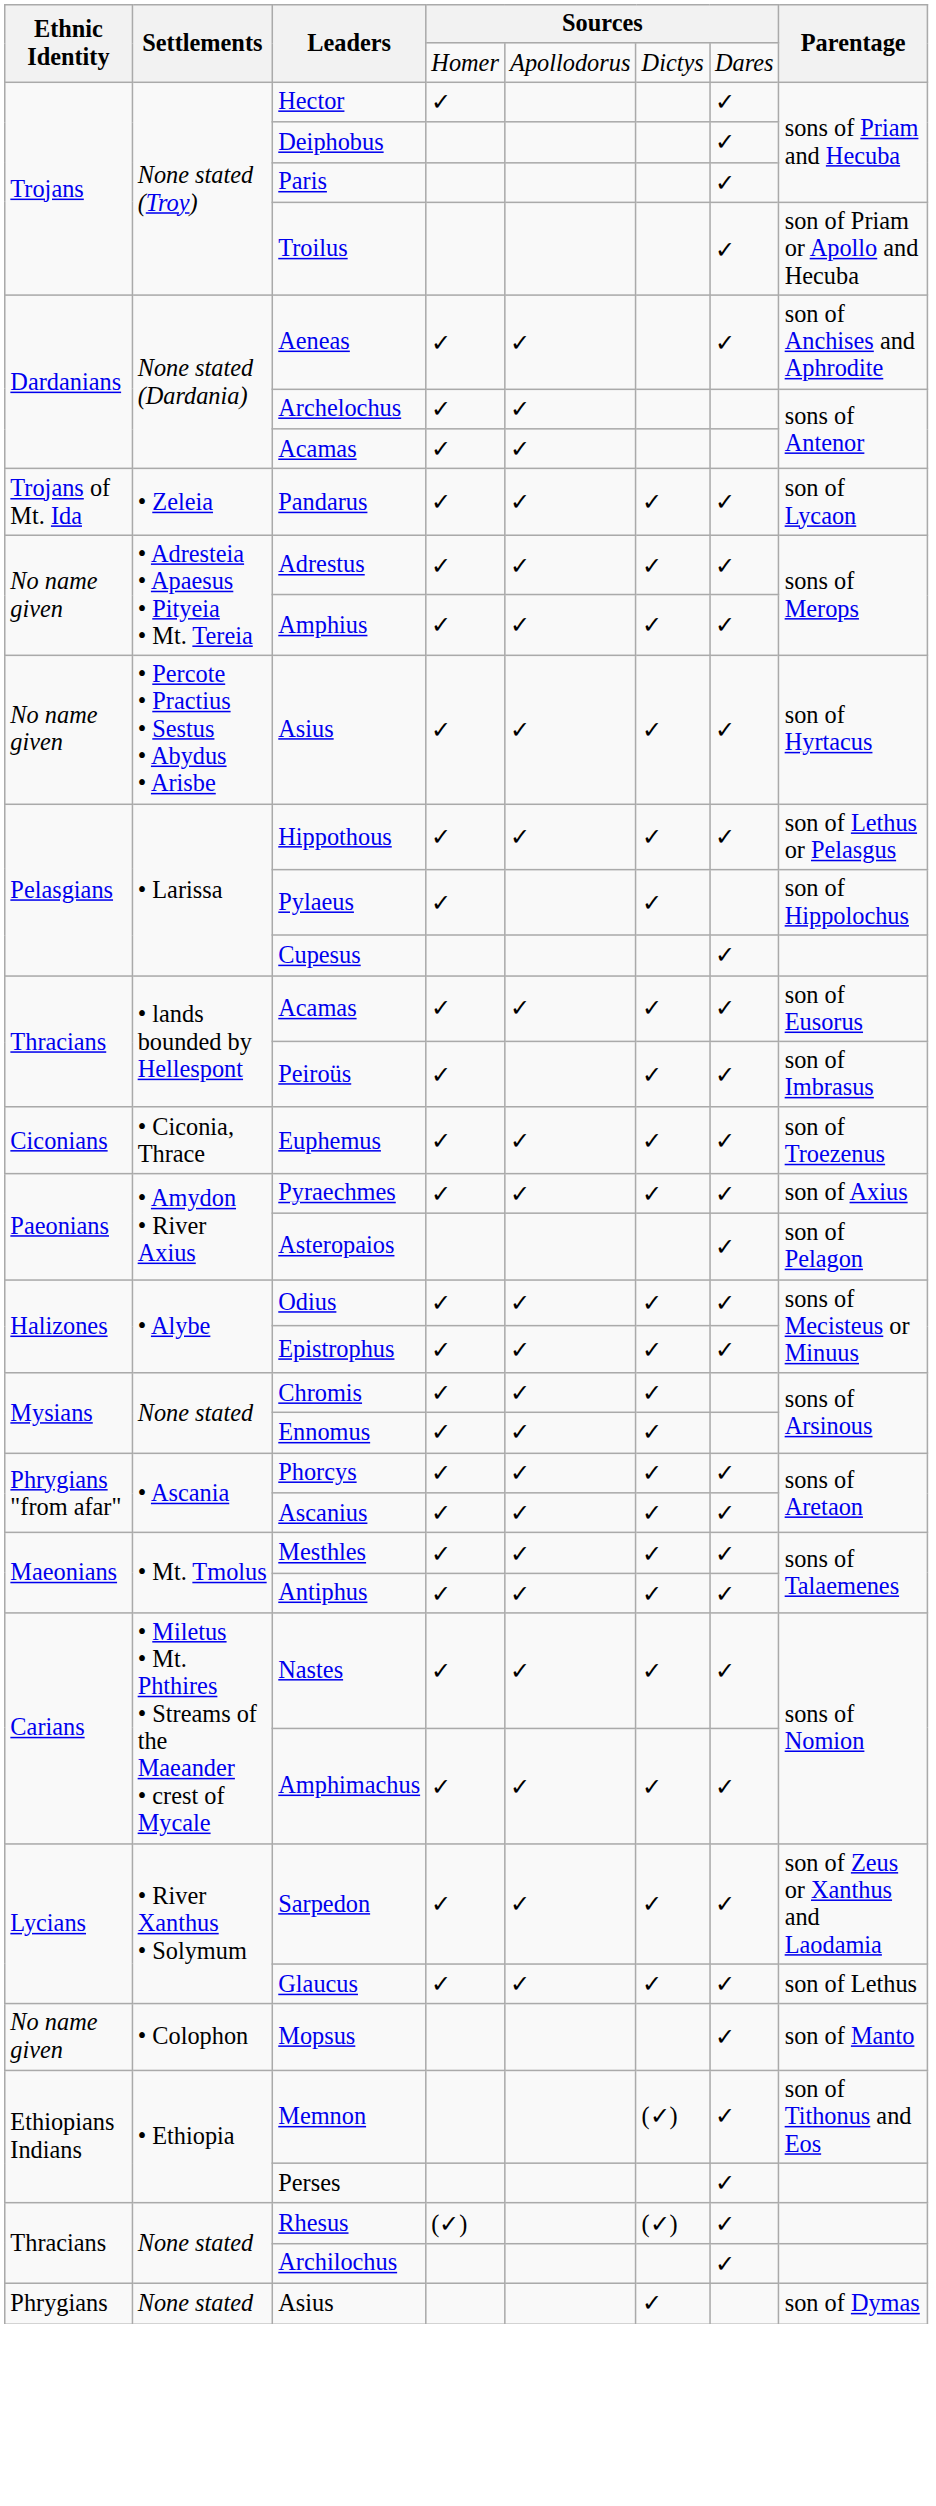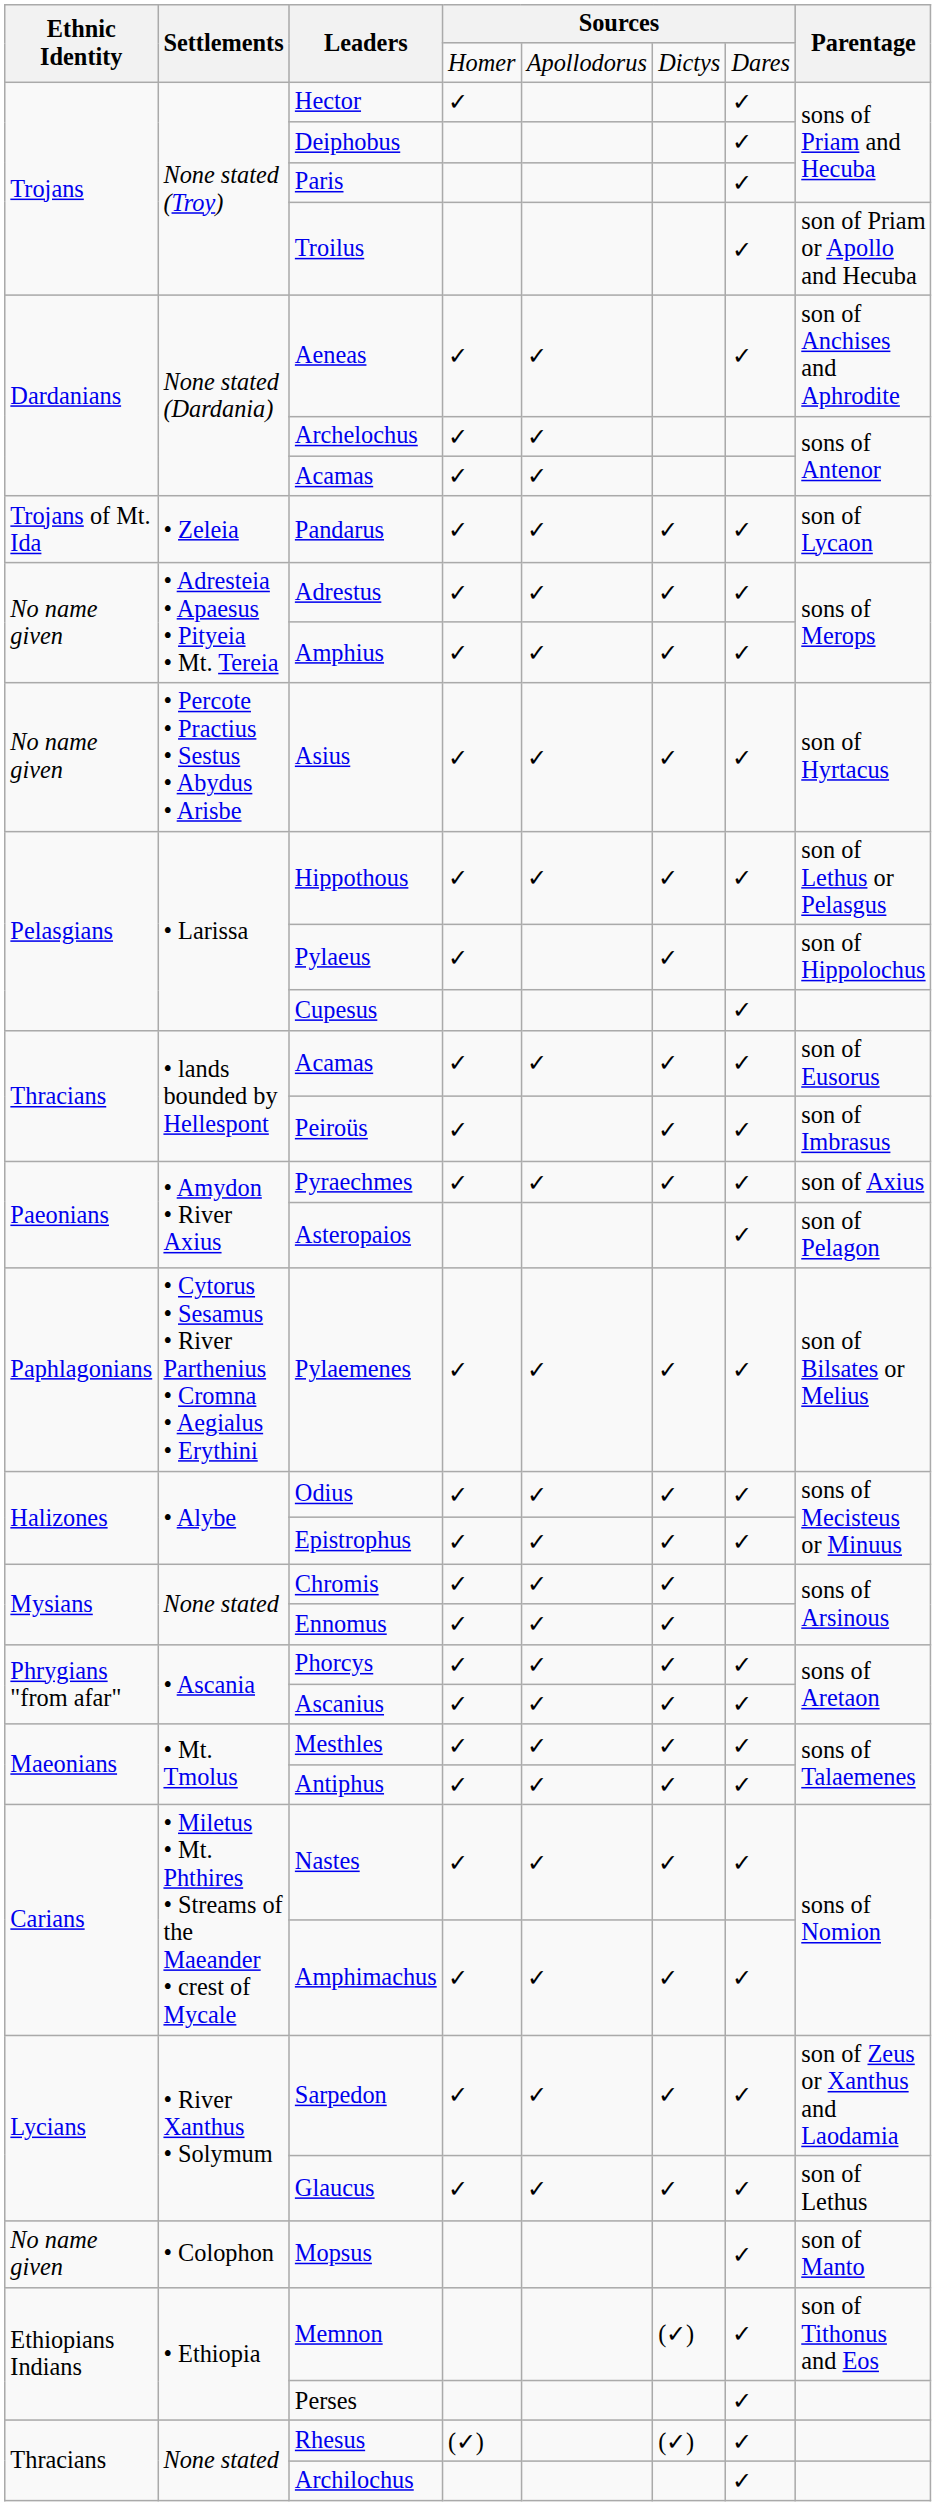- row: (186, 1140)
+ row: (215, 1369)
- row: (195, 2303)
